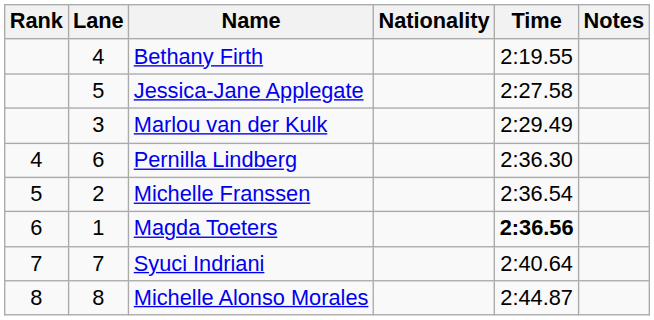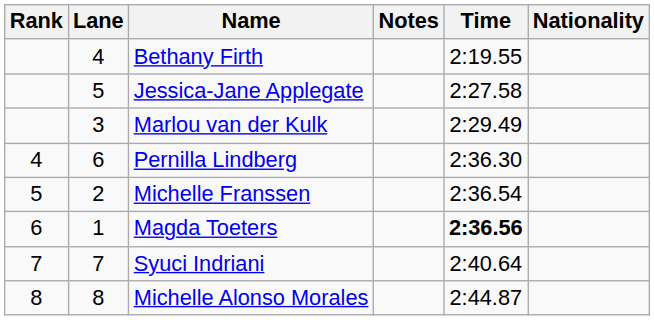columns swapped: (434, 21) <-> (614, 21)
